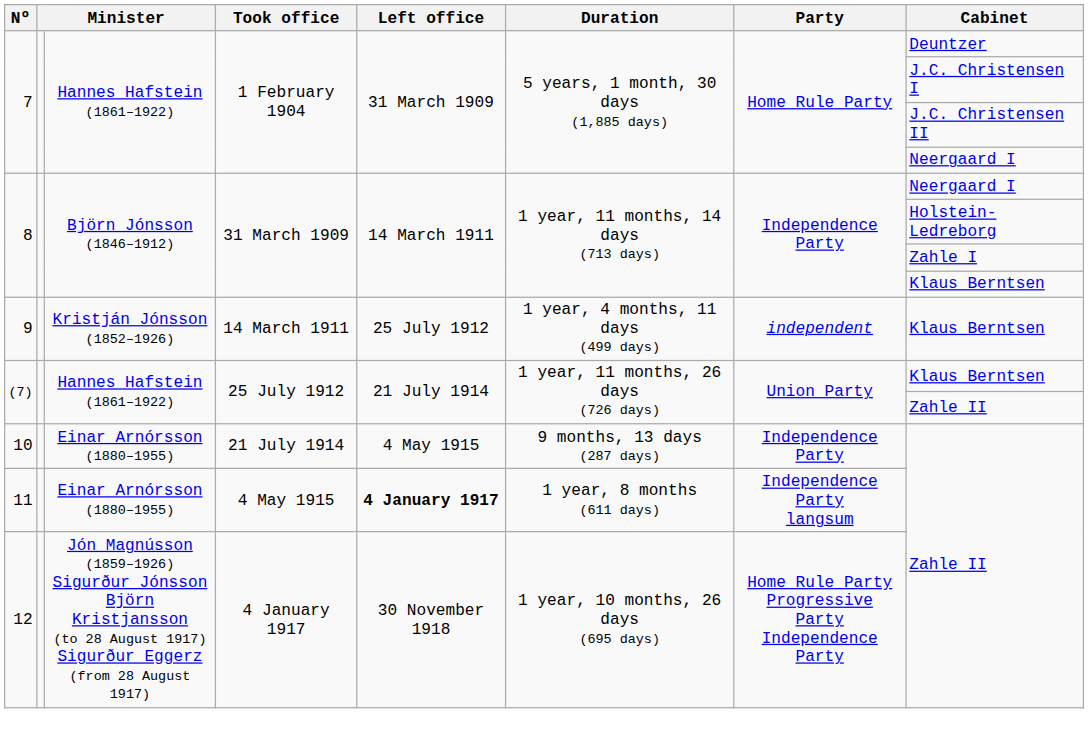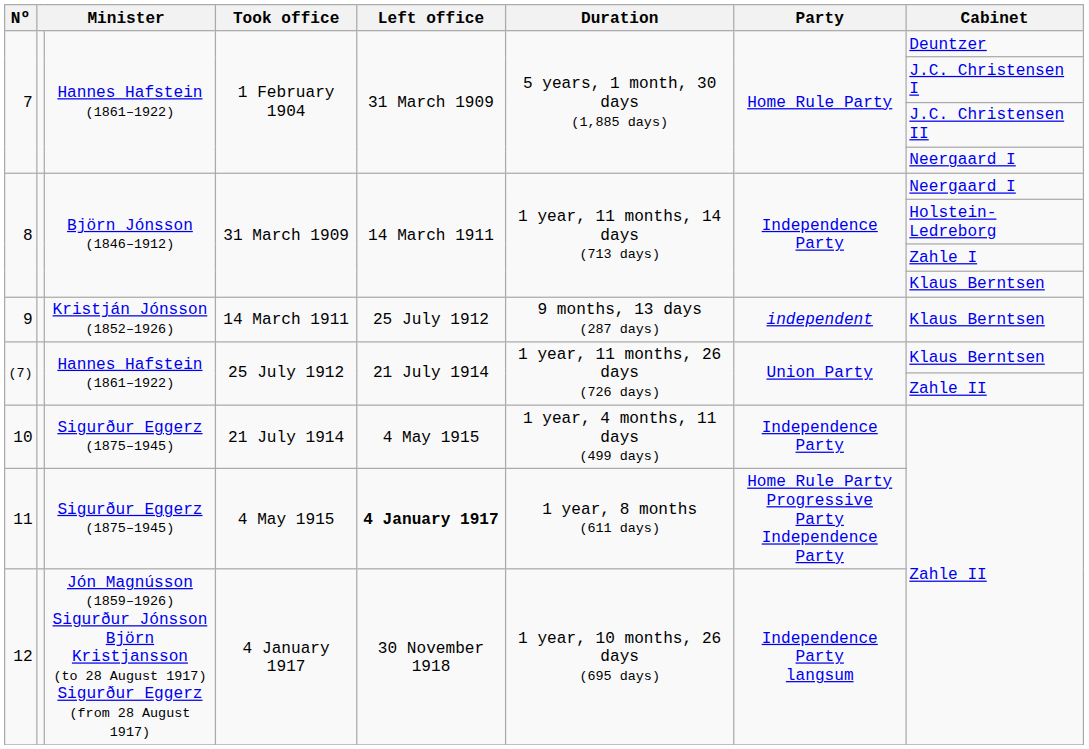(620, 328) 1 year, 4 months, 11 days (499 days) -> (620, 319) 9 months, 13 days (287 days)
(130, 446) Einar Arnórsson (1880–1955) -> (130, 436) Sigurður Eggerz (1875–1945)
(620, 446) 9 months, 13 days (287 days) -> (620, 436) 1 year, 4 months, 11 days (499 days)
(130, 500) Einar Arnórsson (1880–1955) -> (130, 518) Sigurður Eggerz (1875–1945)
(820, 500) Independence Party langsum -> (820, 519) Home Rule Party Progressive Party Independence Party
(820, 620) Home Rule Party Progressive Party Independence Party -> (820, 657) Independence Party langsum
